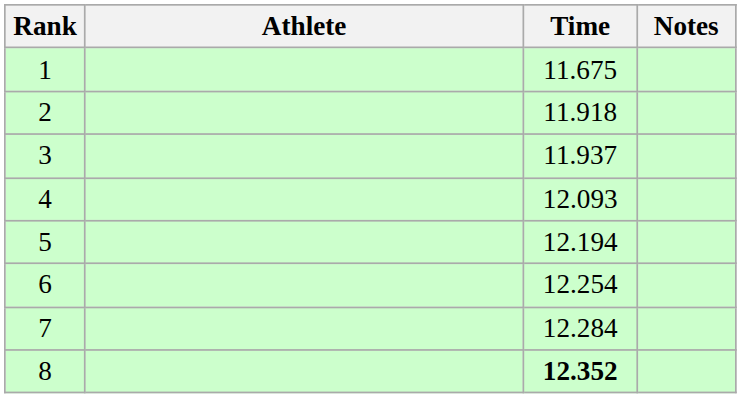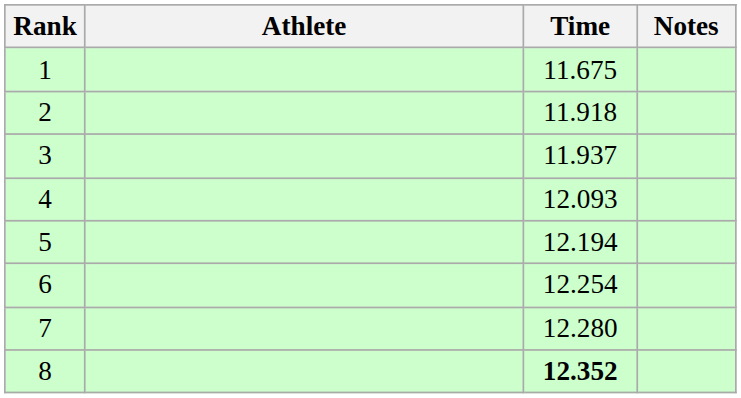(580, 328) 12.284 -> (580, 328) 12.280
